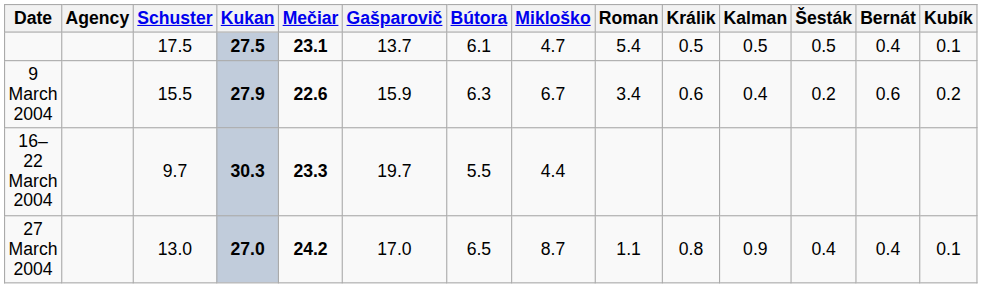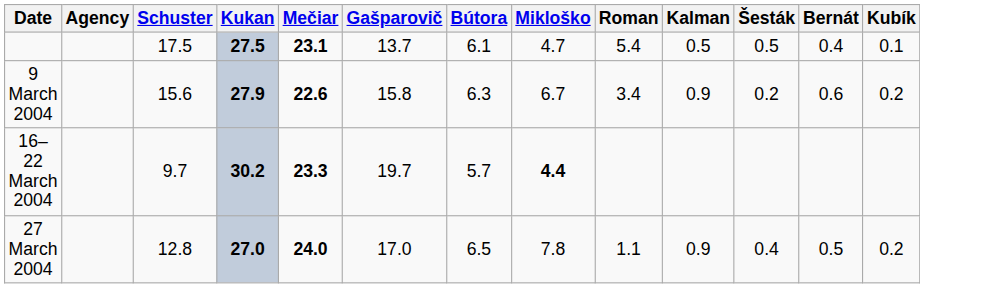- column: (691, 18)
(175, 94) 15.5 -> (175, 94) 15.6
(394, 94) 15.9 -> (394, 94) 15.8
(755, 94) 0.4 -> (698, 94) 0.9
(248, 171) 30.3 -> (248, 171) 30.2
(479, 171) 5.5 -> (479, 171) 5.7
(553, 171) normal -> (553, 171) bold
(175, 248) 13.0 -> (175, 248) 12.8
(311, 248) 24.2 -> (311, 248) 24.0
(553, 248) 8.7 -> (553, 248) 7.8
(888, 248) 0.4 -> (831, 248) 0.5
(948, 248) 0.1 -> (891, 248) 0.2
